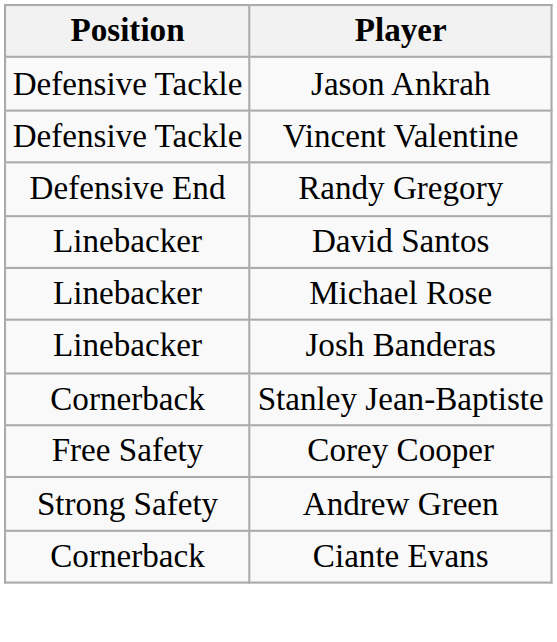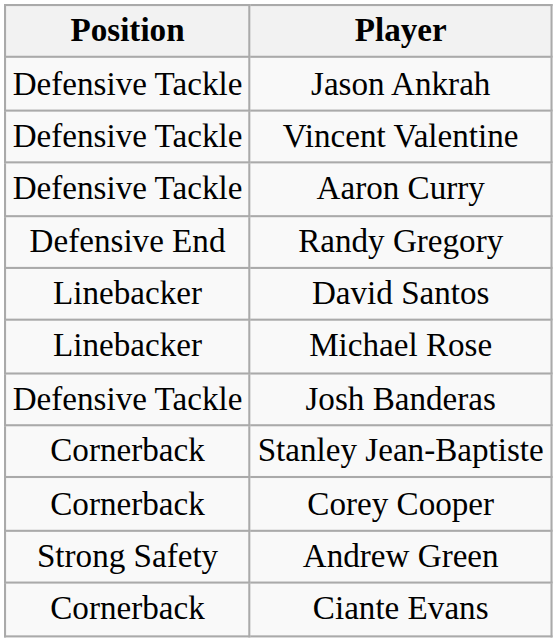+ row: (401, 188)
(128, 345) Linebacker -> (128, 398) Defensive Tackle
(128, 450) Free Safety -> (128, 503) Cornerback
